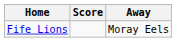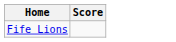- column: (139, 13)
